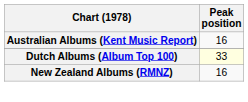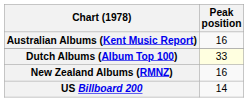+ row: (102, 89)
